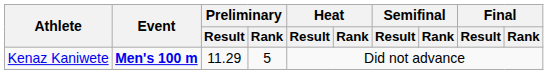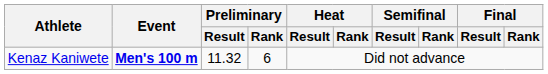(224, 59) 11.29 -> (224, 59) 11.32
(267, 59) 5 -> (267, 59) 6
